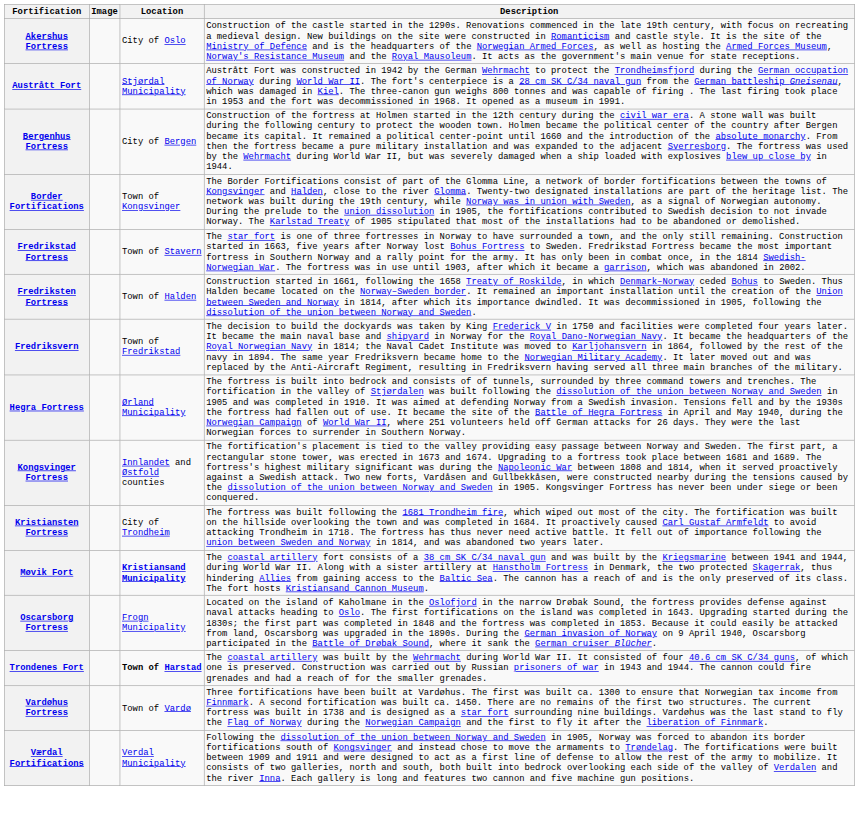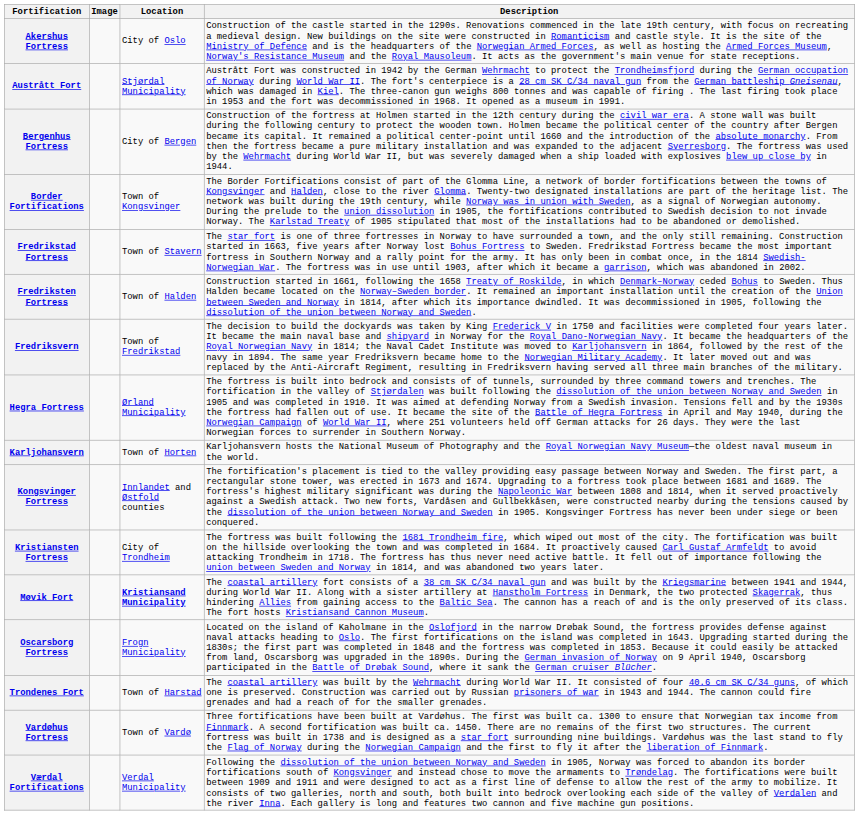+ row: (47, 452)
(162, 668) bold -> (162, 693) normal
